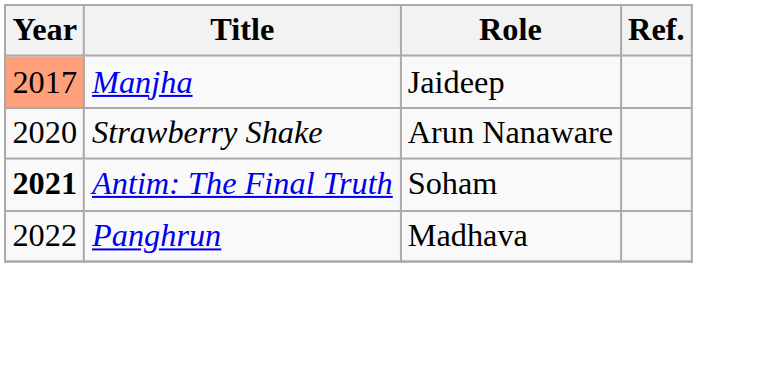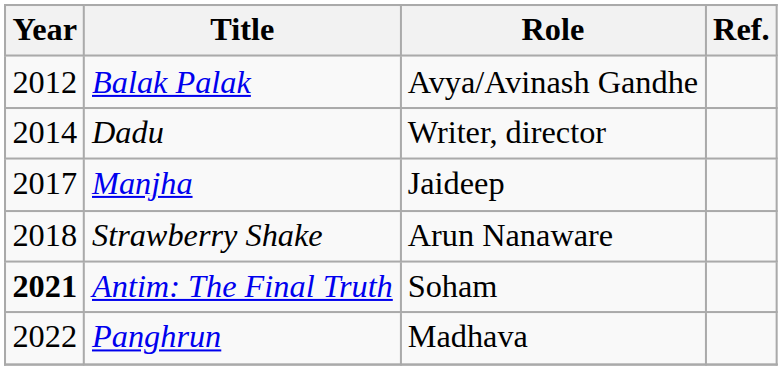+ row: (171, 81)
+ row: (128, 132)
(45, 81) lightsalmon background -> (45, 183) no background
(45, 132) 2020 -> (45, 235) 2018
